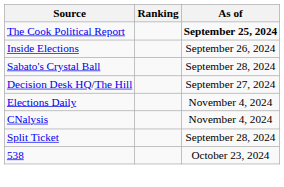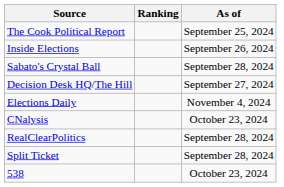(230, 31) bold -> (229, 31) normal
(230, 119) November 4, 2024 -> (229, 119) October 23, 2024
+ row: (46, 137)
